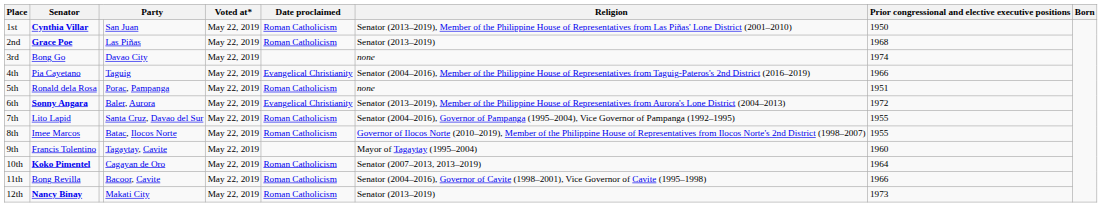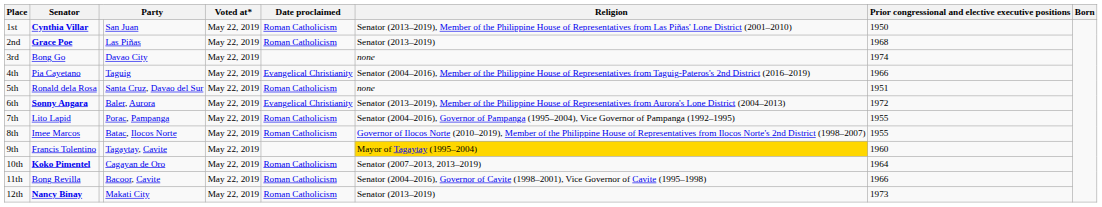(137, 88) Porac, Pampanga -> (154, 88) Santa Cruz, Davao del Sur
(154, 118) Santa Cruz, Davao del Sur -> (137, 118) Porac, Pampanga
(417, 149) no background -> (417, 149) gold background
